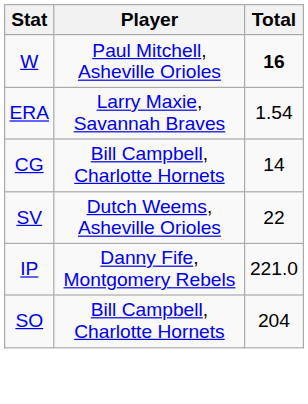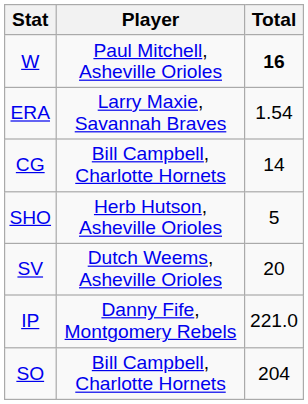+ row: (30, 217)
(274, 217) 22 -> (274, 269) 20
